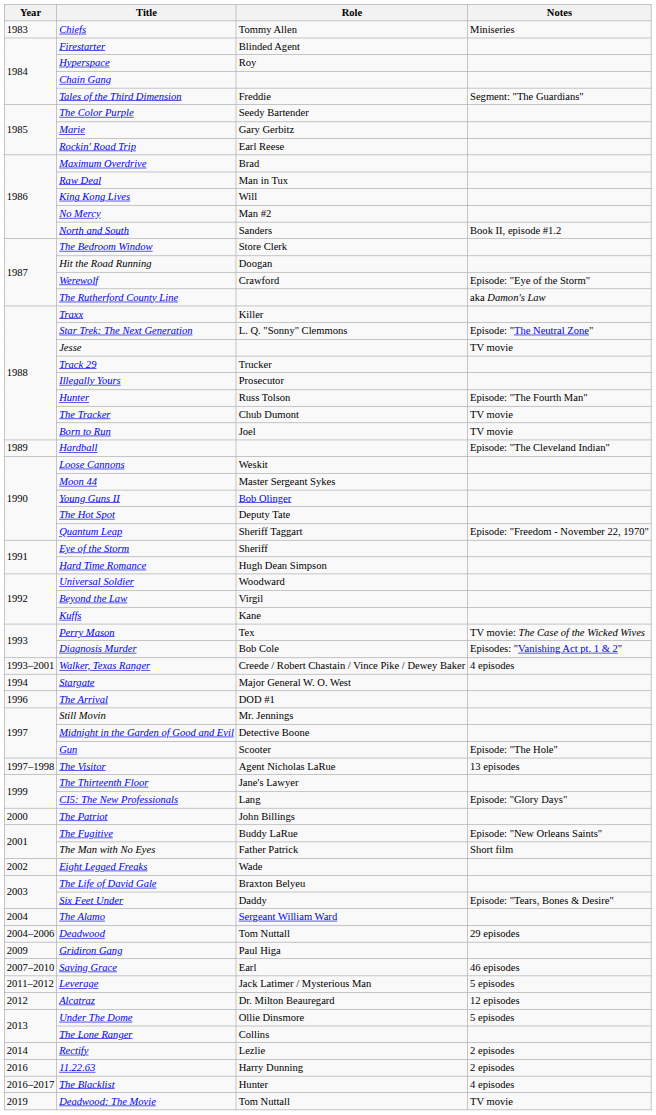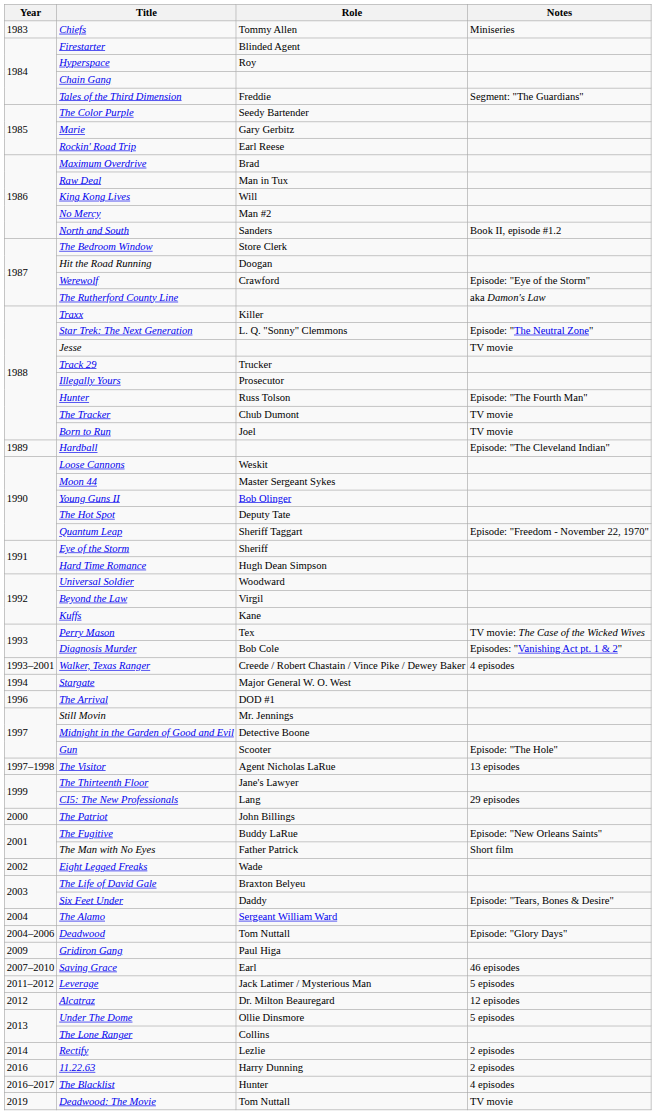(519, 800) Episode: "Glory Days" -> (495, 800) 29 episodes
(495, 933) 29 episodes -> (519, 933) Episode: "Glory Days"
